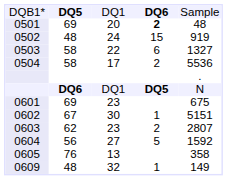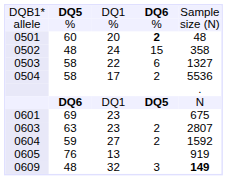+ row: (27, 25)
(70, 25) 69 -> (70, 37) 60
(200, 37) 919 -> (200, 50) 358
- row: (27, 115)
(70, 128) 62 -> (70, 128) 63
(70, 141) 56 -> (70, 141) 59
(157, 141) 5 -> (157, 141) 2
(200, 154) 358 -> (200, 154) 919
(157, 167) 1 -> (157, 167) 3
(200, 167) normal -> (200, 167) bold
